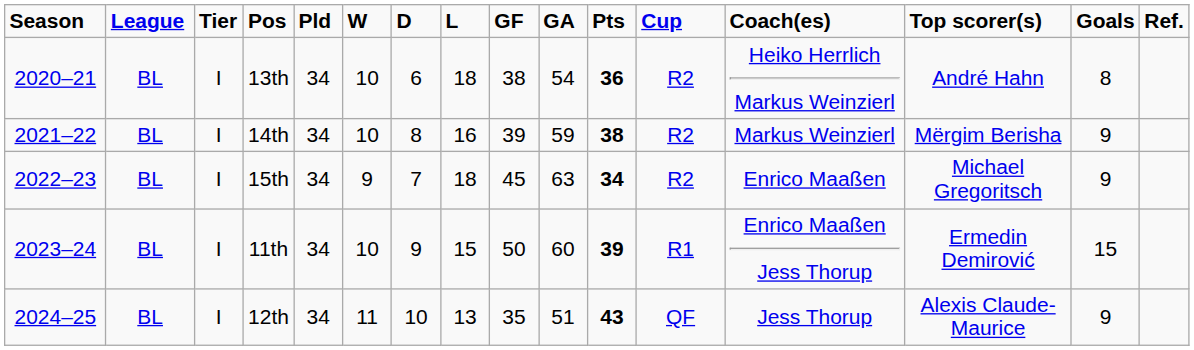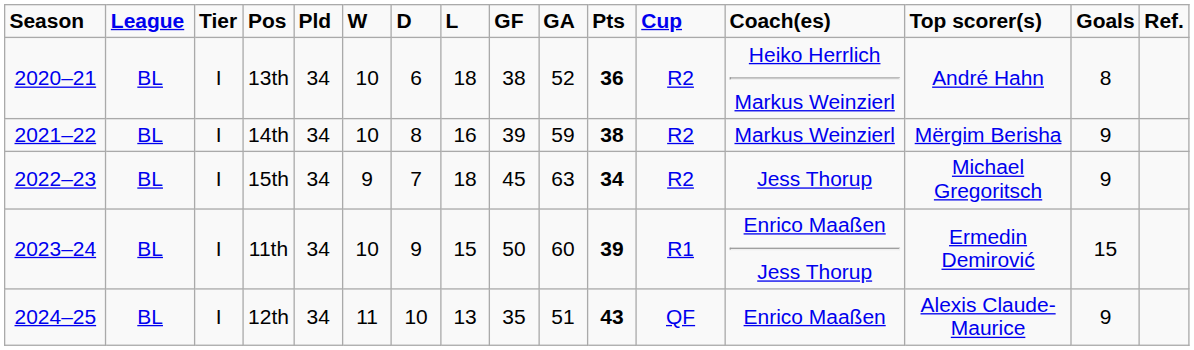(563, 77) 54 -> (563, 77) 52
(815, 179) Enrico Maaßen -> (815, 179) Jess Thorup
(815, 317) Jess Thorup -> (815, 317) Enrico Maaßen
